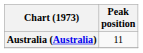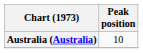(118, 39) 11 -> (118, 39) 10
